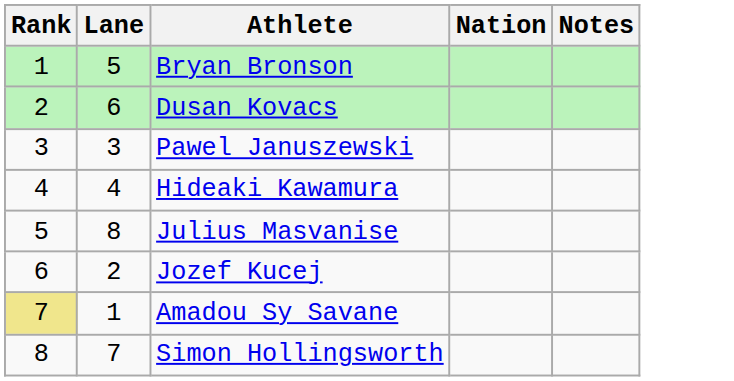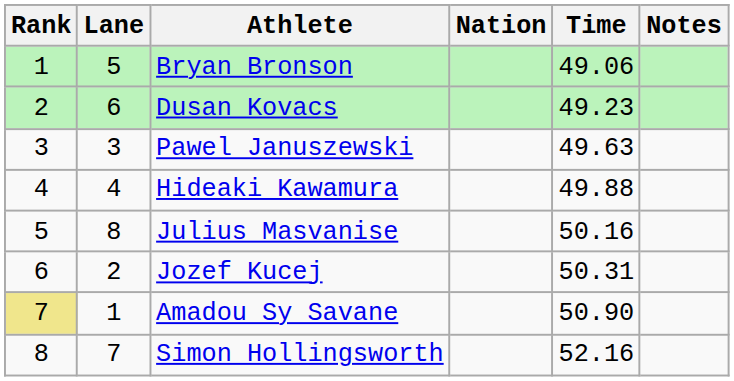+ column: (596, 26)
